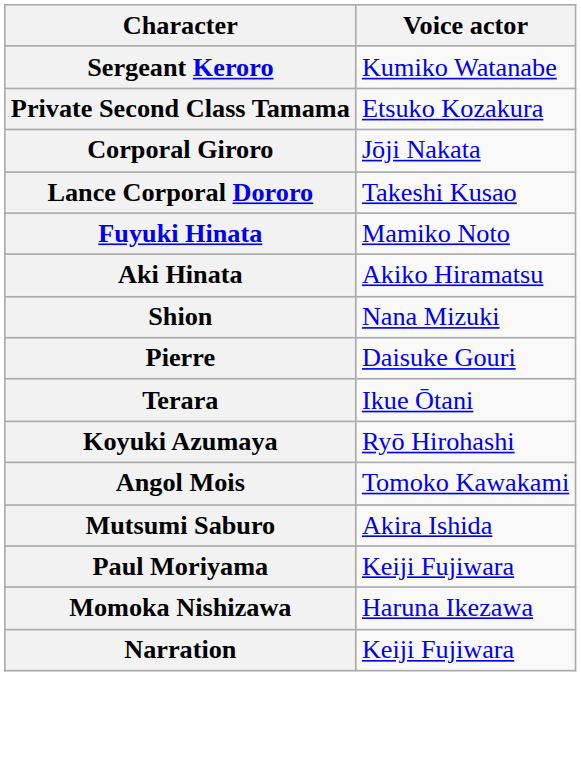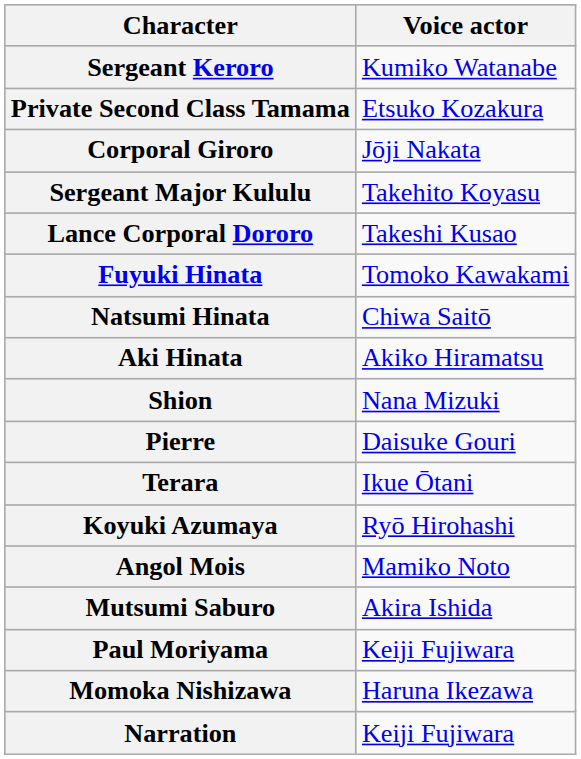+ row: (180, 191)
(436, 233) Mamiko Noto -> (466, 274) Tomoko Kawakami
+ row: (180, 316)
(466, 483) Tomoko Kawakami -> (436, 566) Mamiko Noto
